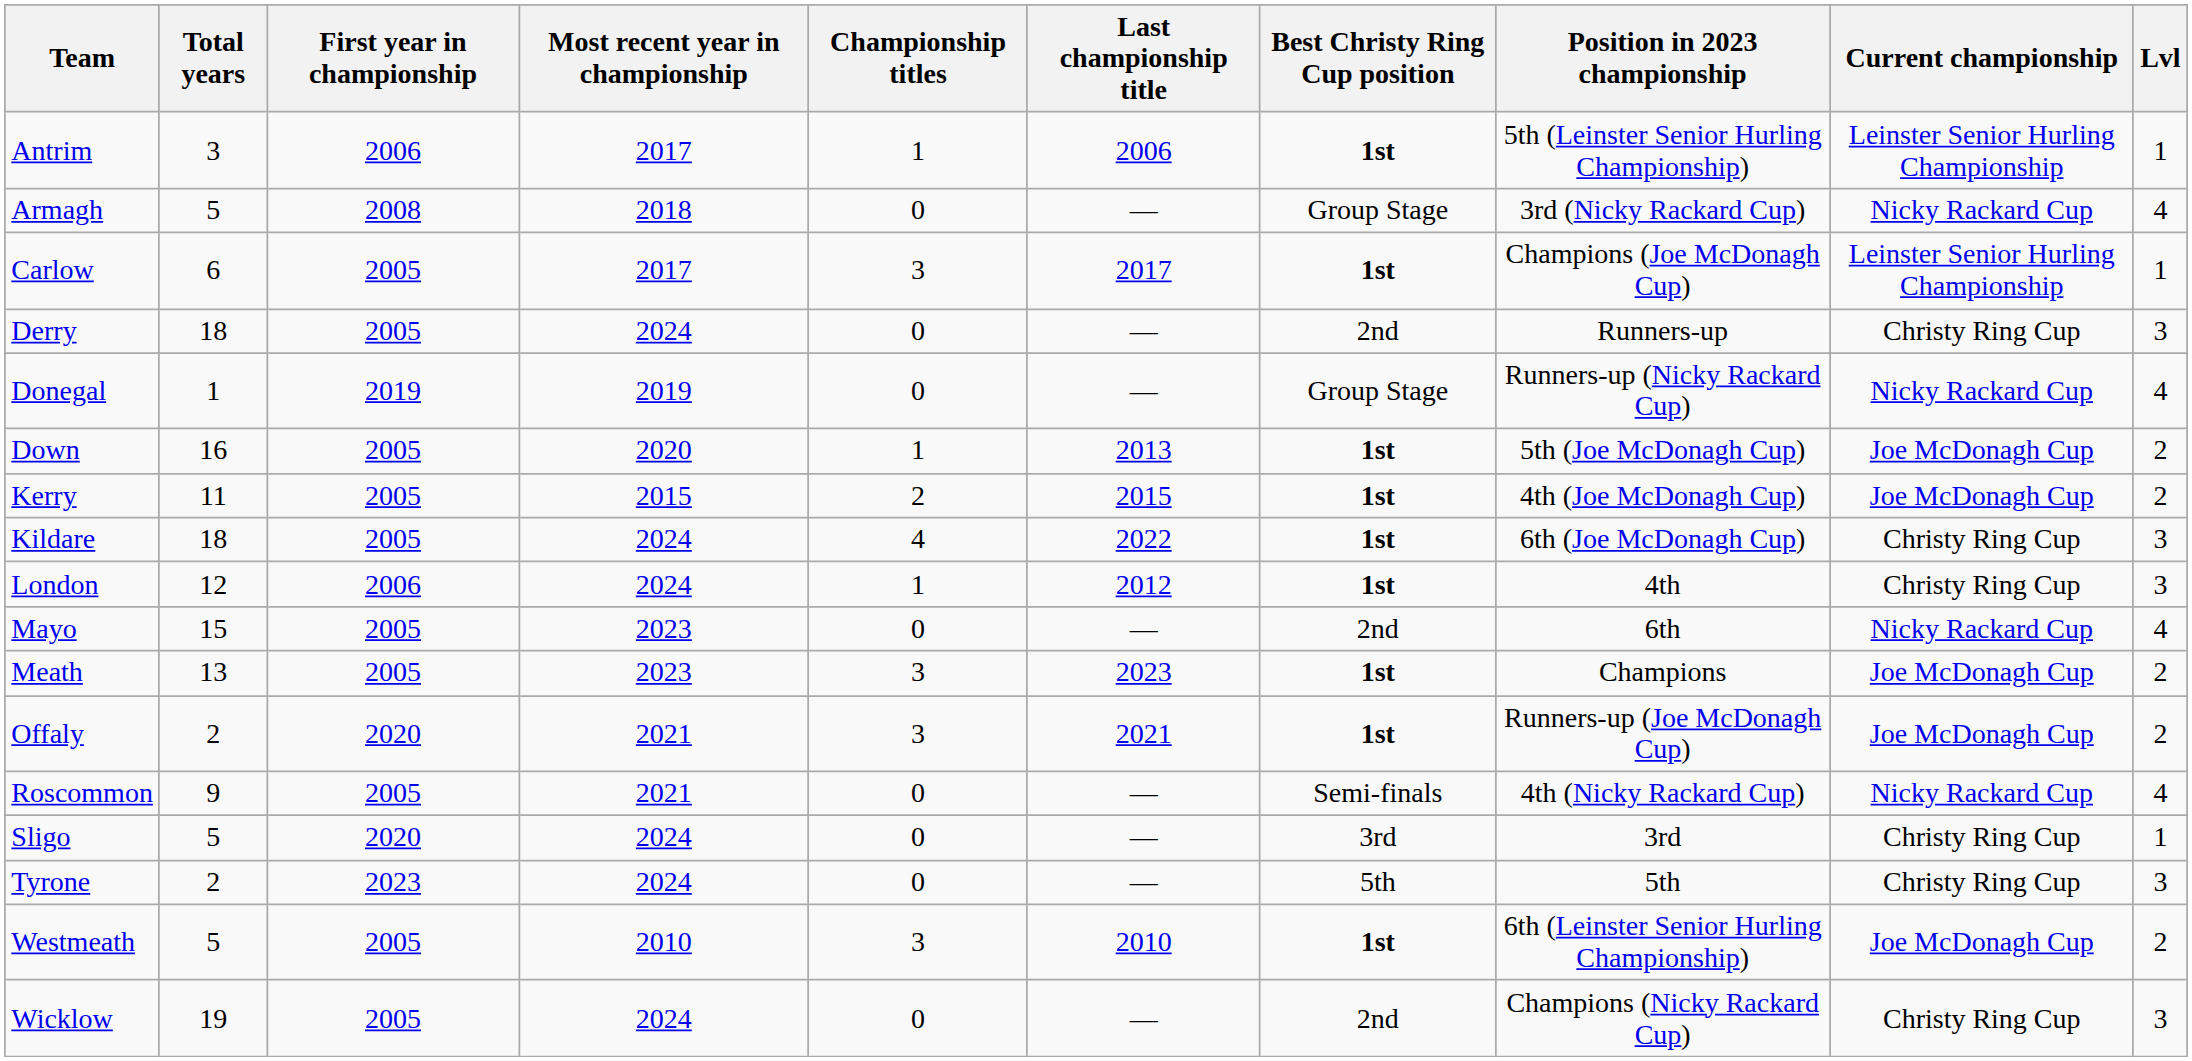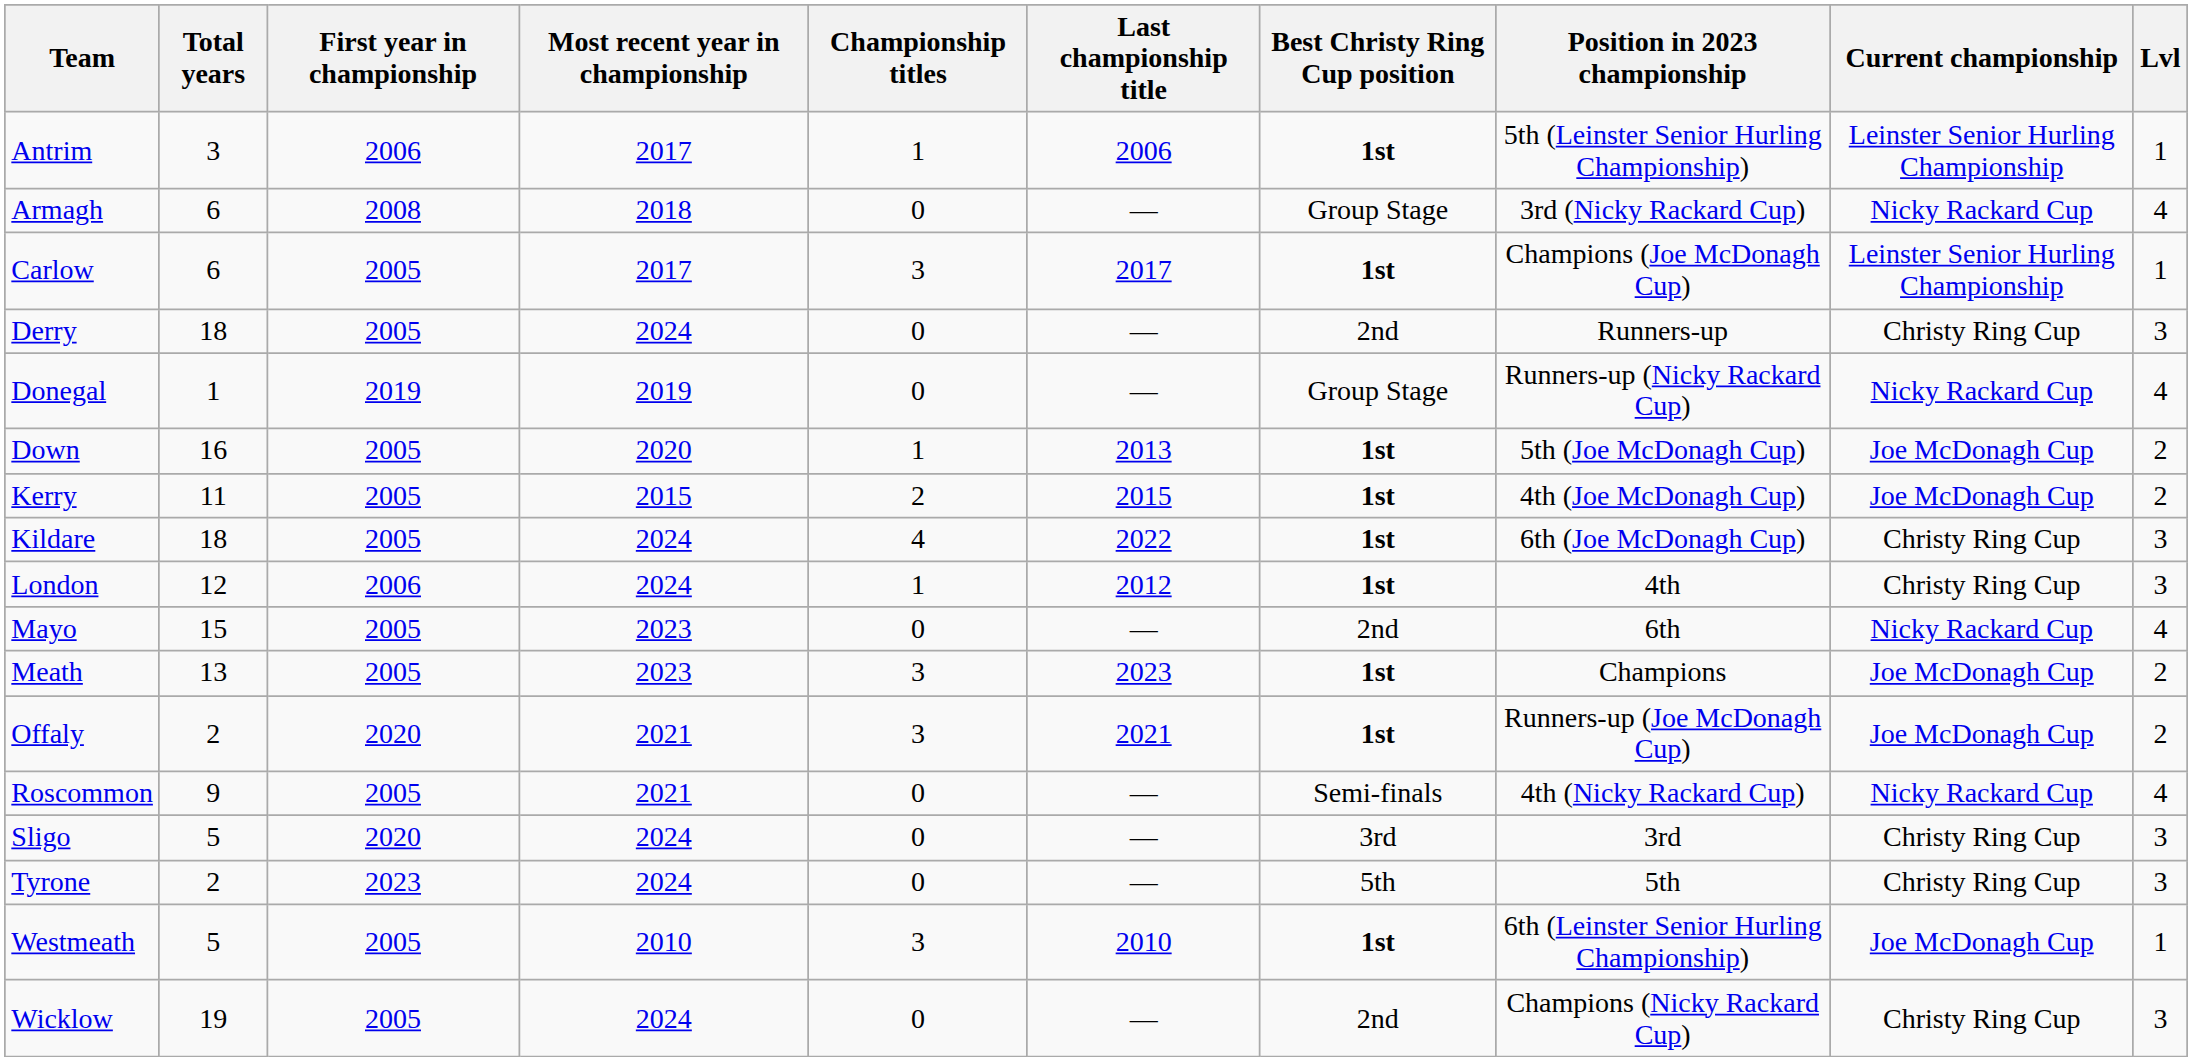(213, 210) 5 -> (213, 210) 6
(2160, 837) 1 -> (2160, 837) 3
(2160, 941) 2 -> (2160, 941) 1
